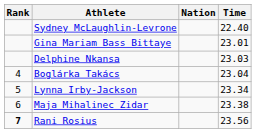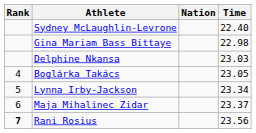(234, 43) 23.01 -> (234, 43) 22.98
(234, 74) 23.04 -> (234, 74) 23.05
(234, 105) 23.38 -> (234, 105) 23.37
